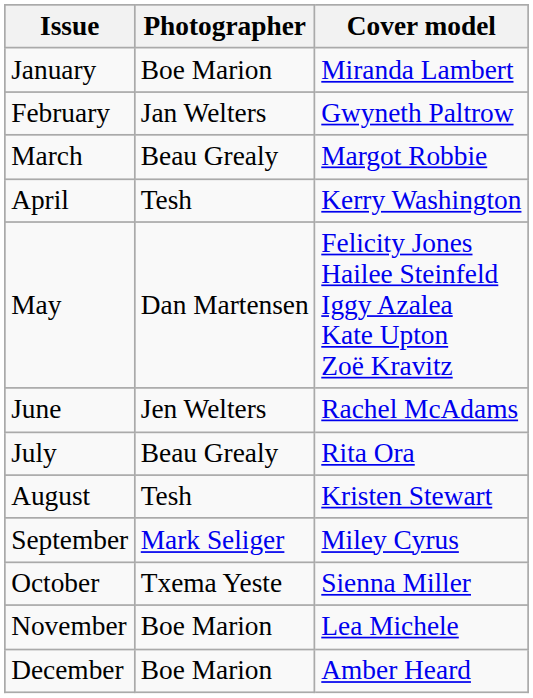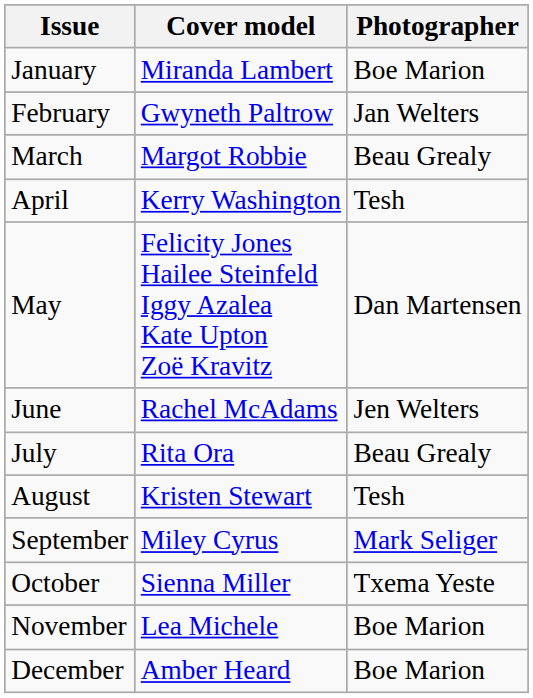columns swapped: (421, 26) <-> (225, 26)
